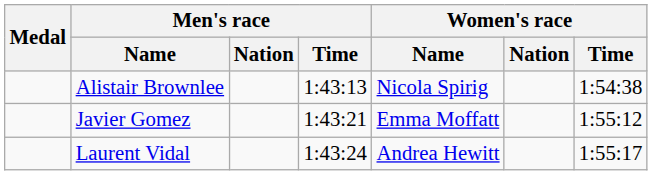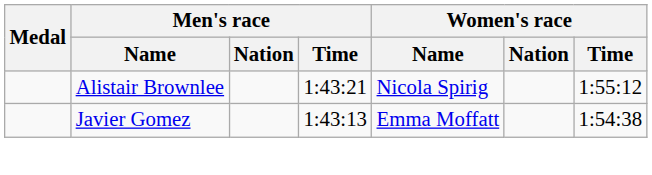(335, 86) 1:43:13 -> (335, 86) 1:43:21
(611, 86) 1:54:38 -> (610, 86) 1:55:12
(335, 119) 1:43:21 -> (335, 119) 1:43:13
(611, 119) 1:55:12 -> (610, 119) 1:54:38
- row: (133, 152)
